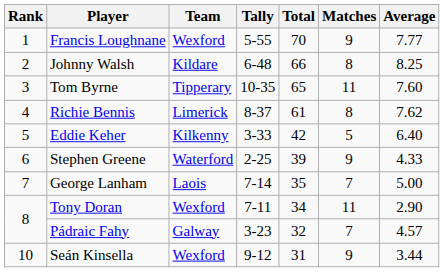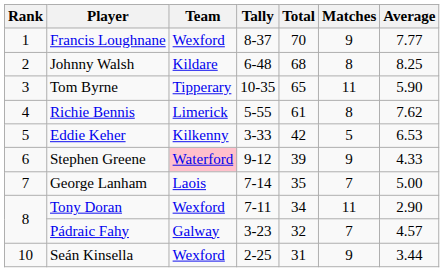(258, 40) 5-55 -> (258, 40) 8-37
(299, 64) 66 -> (299, 64) 68
(409, 87) 7.60 -> (409, 87) 5.90
(258, 111) 8-37 -> (258, 111) 5-55
(409, 135) 6.40 -> (409, 135) 6.53
(203, 159) no background -> (203, 159) pink background
(258, 159) 2-25 -> (258, 159) 9-12
(258, 254) 9-12 -> (258, 254) 2-25
